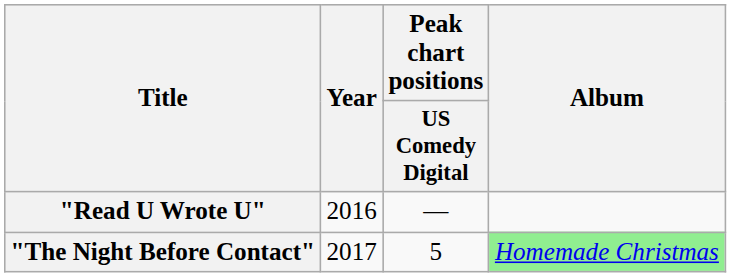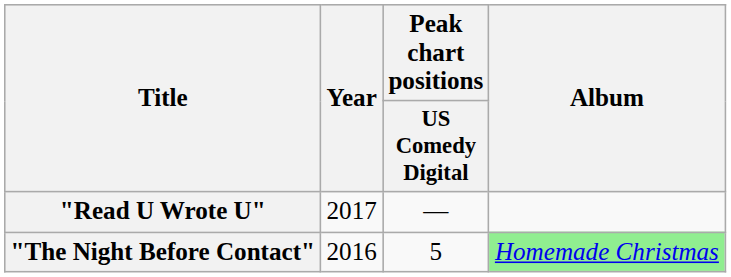(352, 211) 2016 -> (352, 211) 2017
(352, 251) 2017 -> (352, 251) 2016
